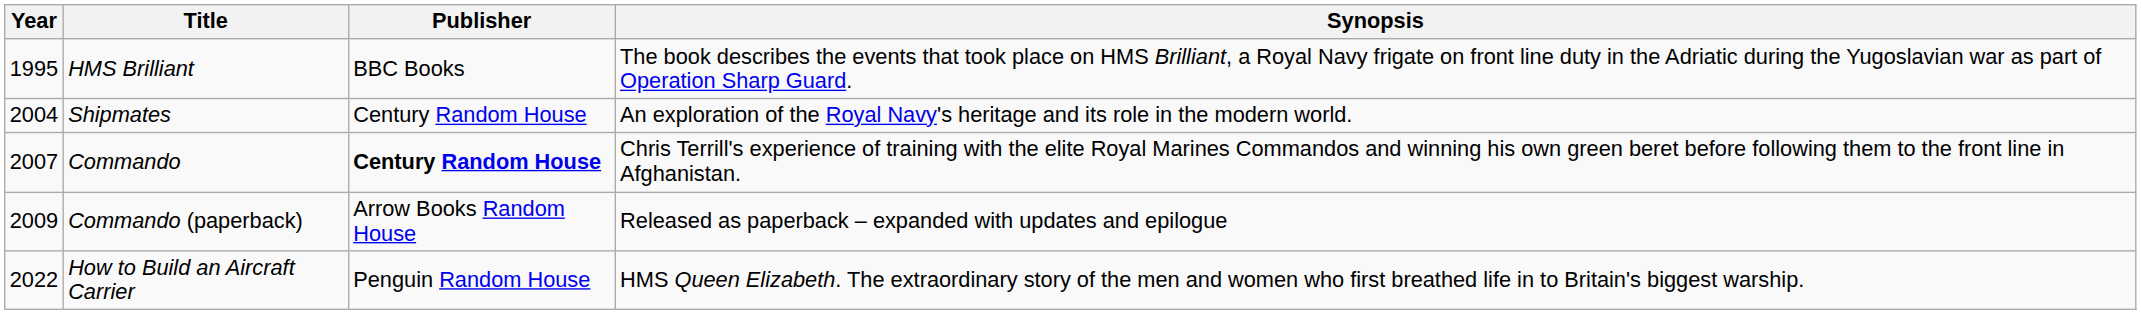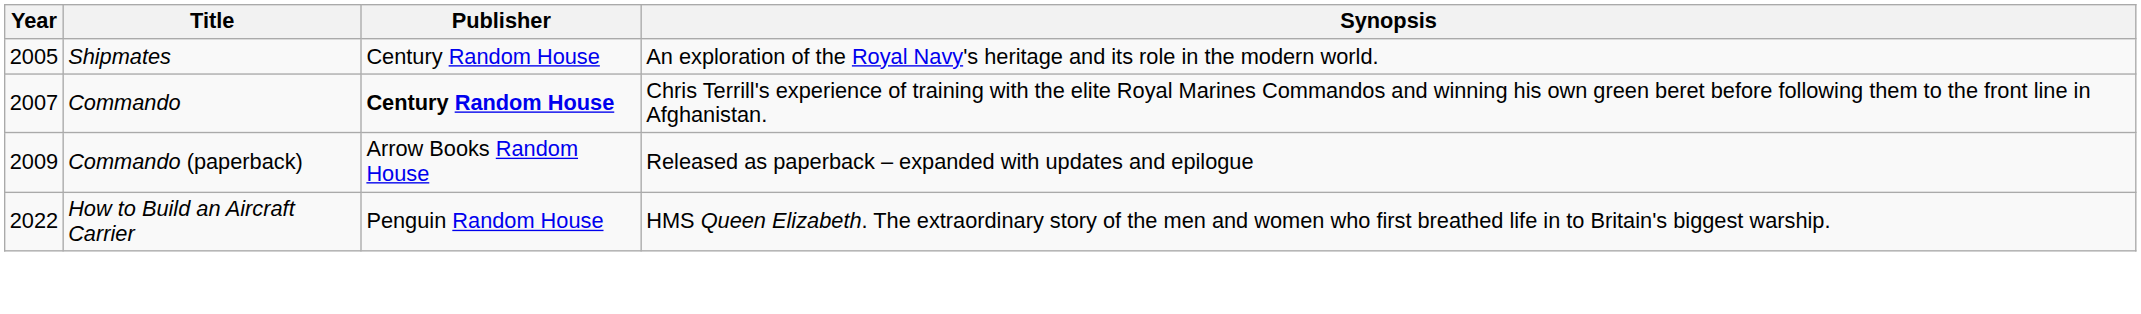- row: (131, 68)
(34, 115) 2004 -> (34, 56) 2005
